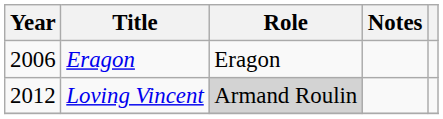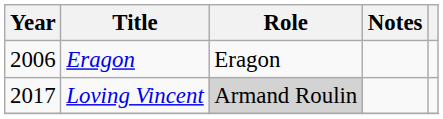(33, 95) 2012 -> (33, 95) 2017
